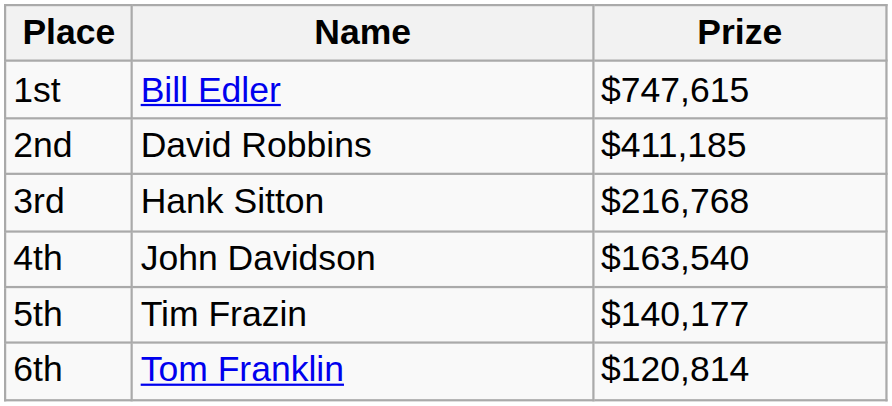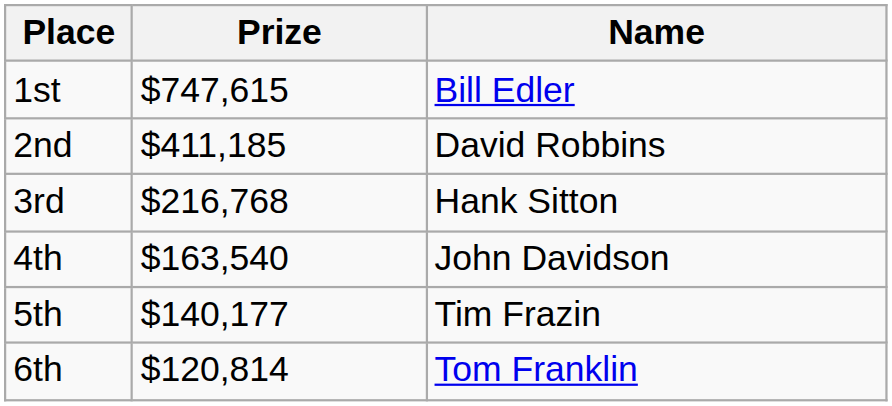columns swapped: (363, 32) <-> (740, 32)
